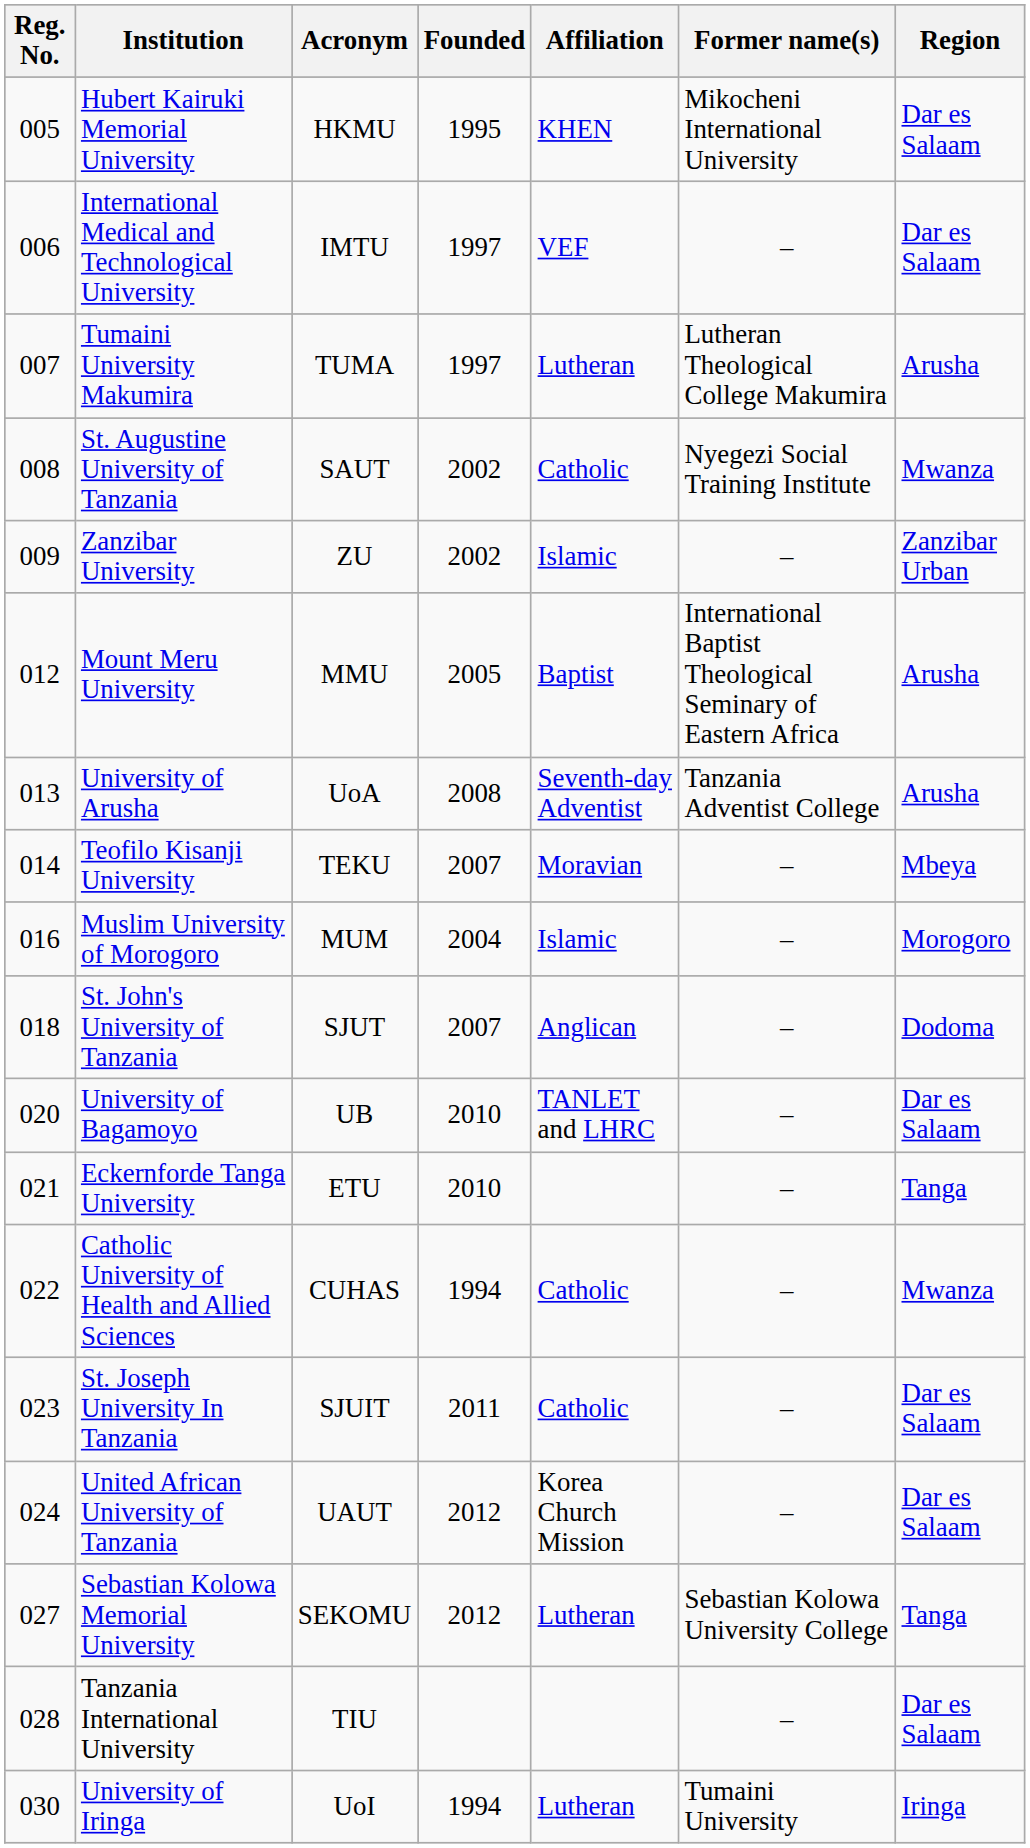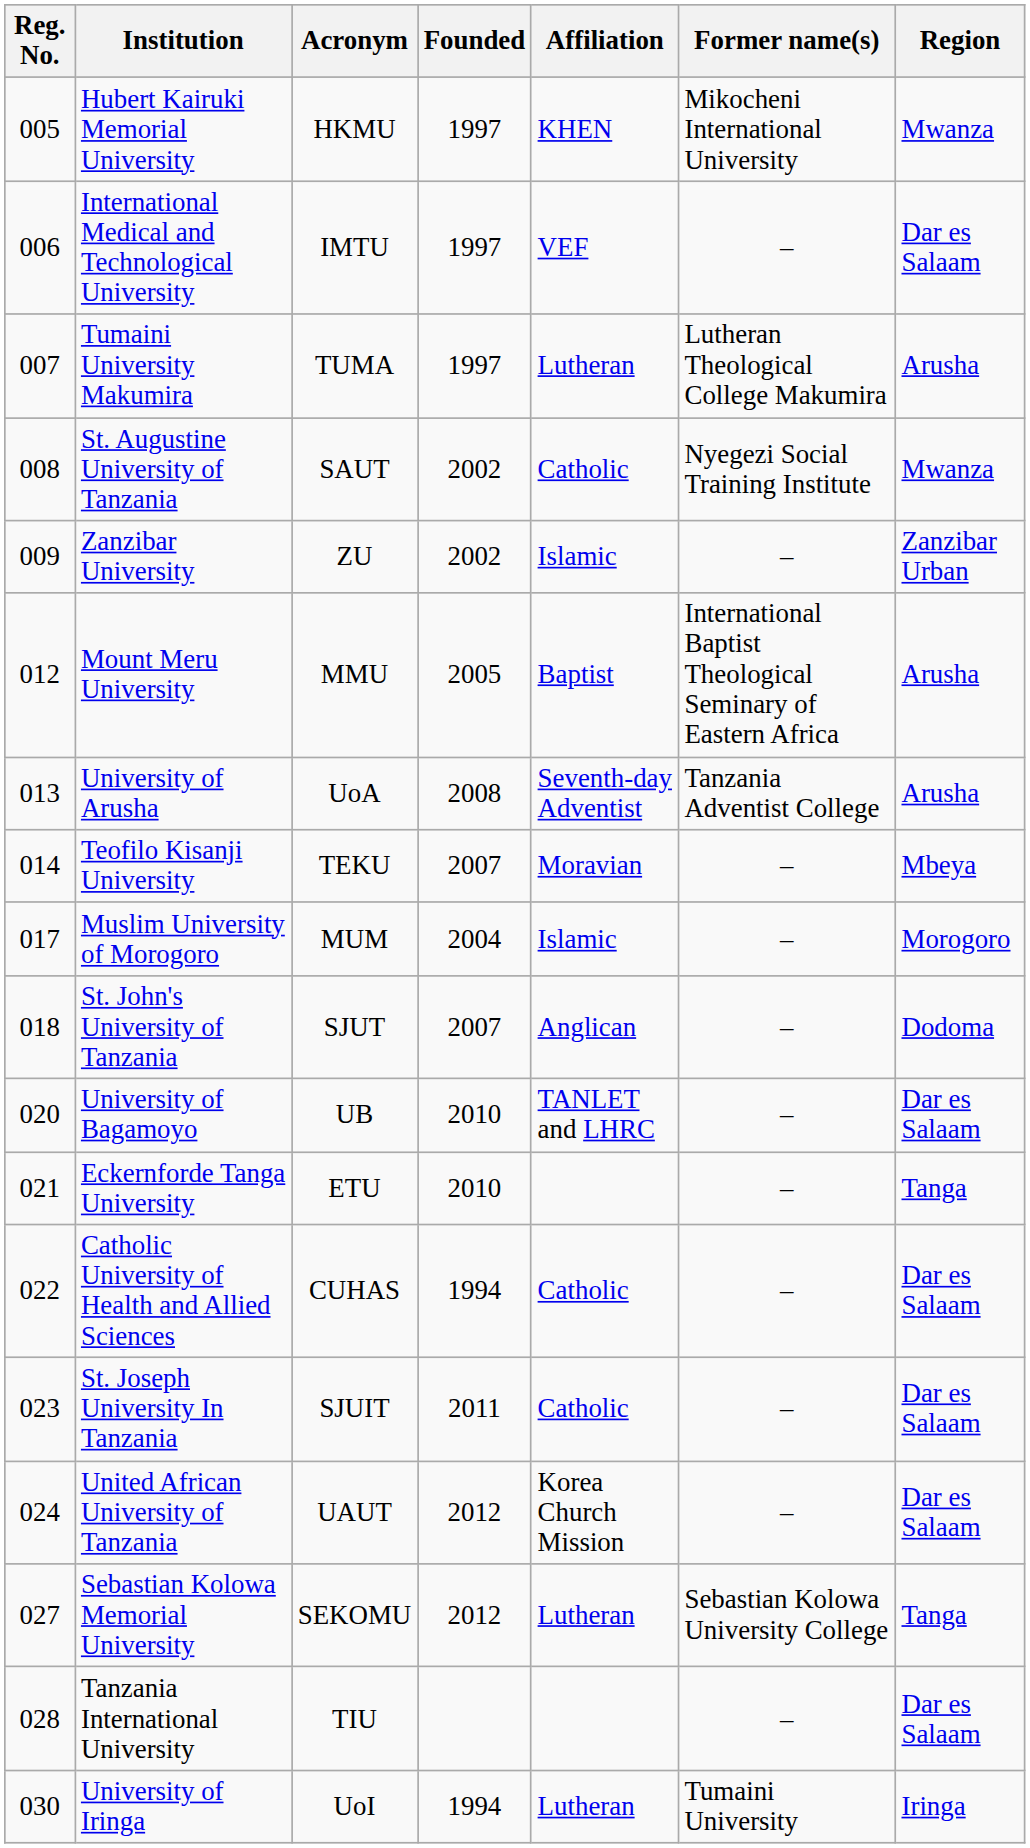(474, 128) 1995 -> (474, 128) 1997
(941, 128) Dar es Salaam -> (948, 128) Mwanza
(40, 938) 016 -> (40, 938) 017
(948, 1290) Mwanza -> (941, 1290) Dar es Salaam
